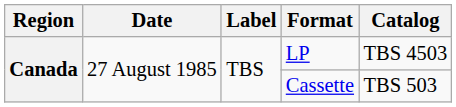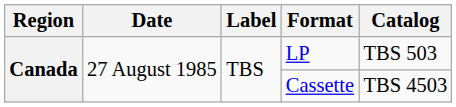(405, 53) TBS 4503 -> (400, 53) TBS 503
(400, 85) TBS 503 -> (405, 85) TBS 4503
